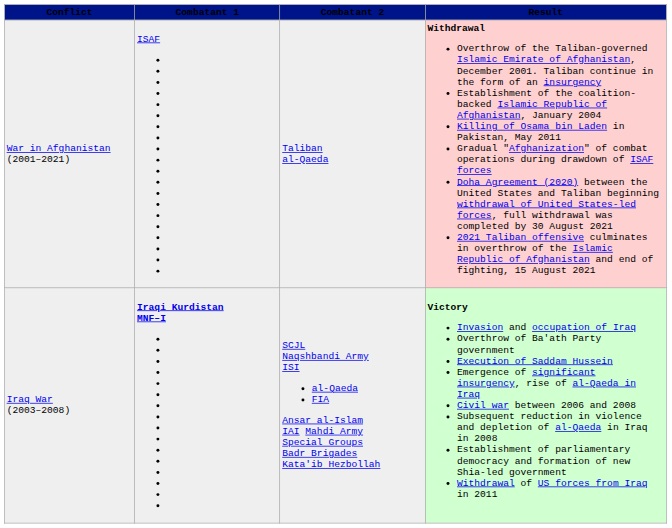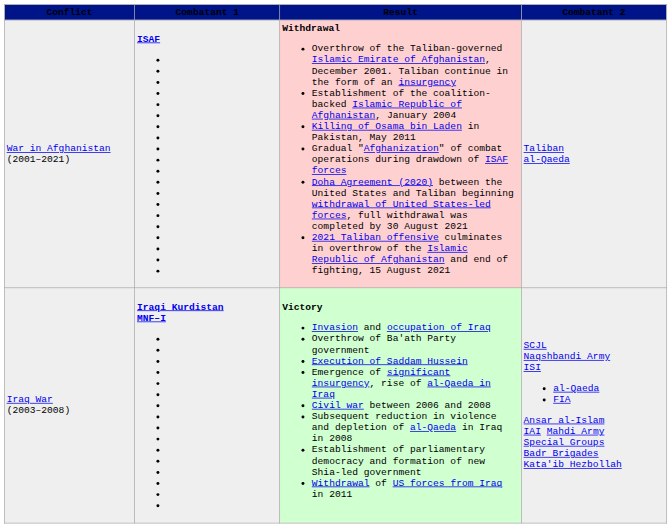columns swapped: (353, 12) <-> (546, 12)
(207, 155) normal -> (207, 155) bold
